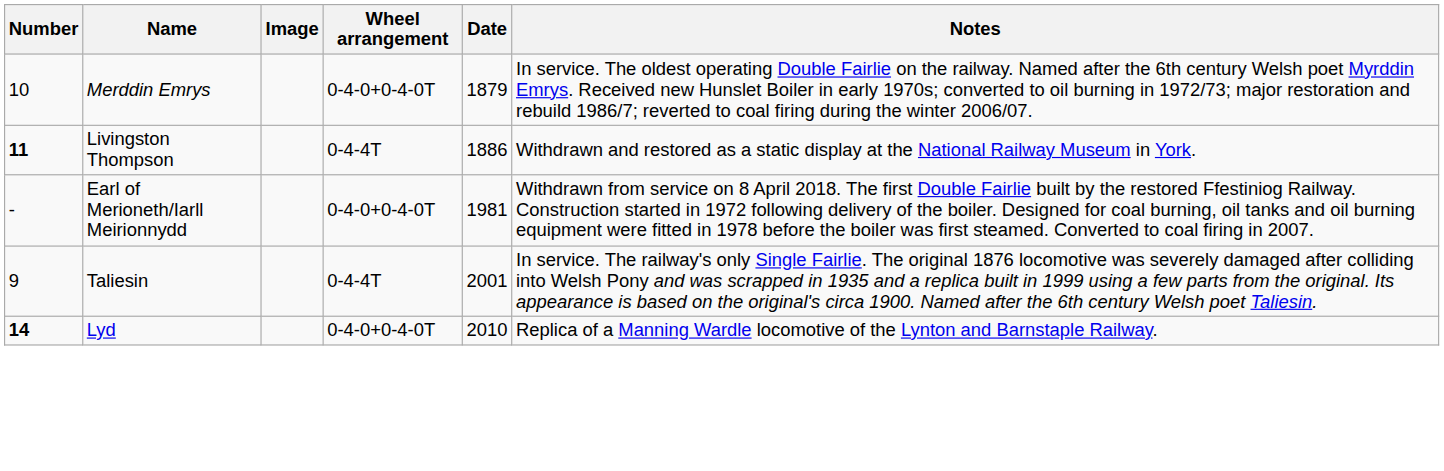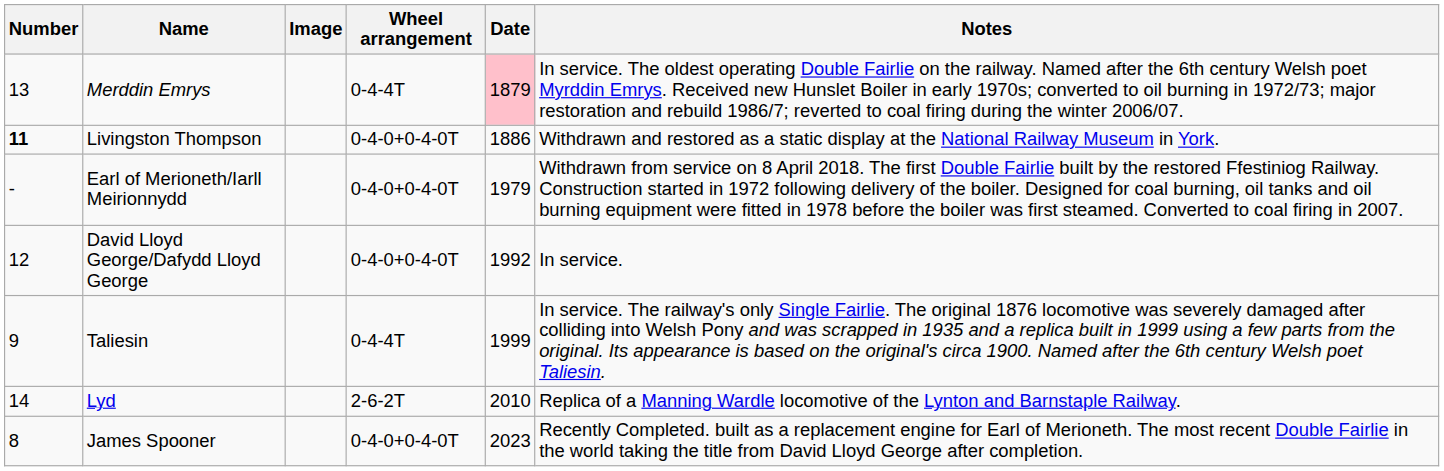(19, 89) 10 -> (19, 89) 13
(381, 89) 0-4-0+0-4-0T -> (378, 89) 0-4-4T
(487, 89) no background -> (510, 89) pink background
(354, 149) 0-4-4T -> (405, 139) 0-4-0+0-4-0T
(487, 210) 1981 -> (510, 189) 1979
+ row: (174, 260)
(487, 280) 2001 -> (510, 340) 1999
(19, 330) bold -> (19, 401) normal
(381, 330) 0-4-0+0-4-0T -> (378, 401) 2-6-2T
+ row: (151, 440)
